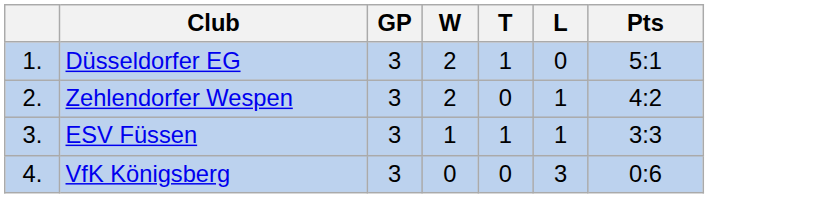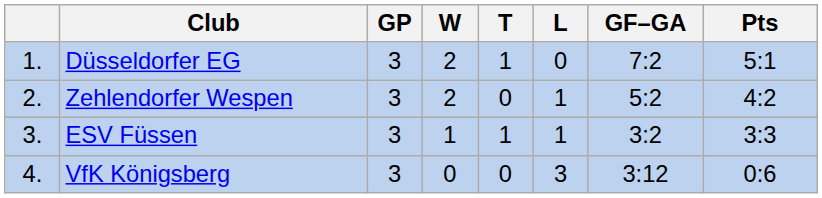+ column: (645, 23)
